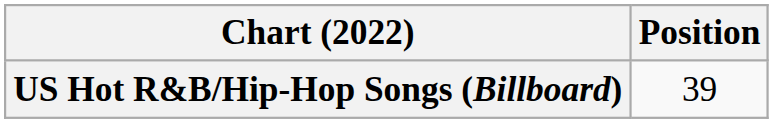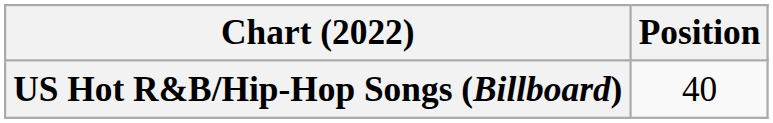(700, 88) 39 -> (700, 88) 40
